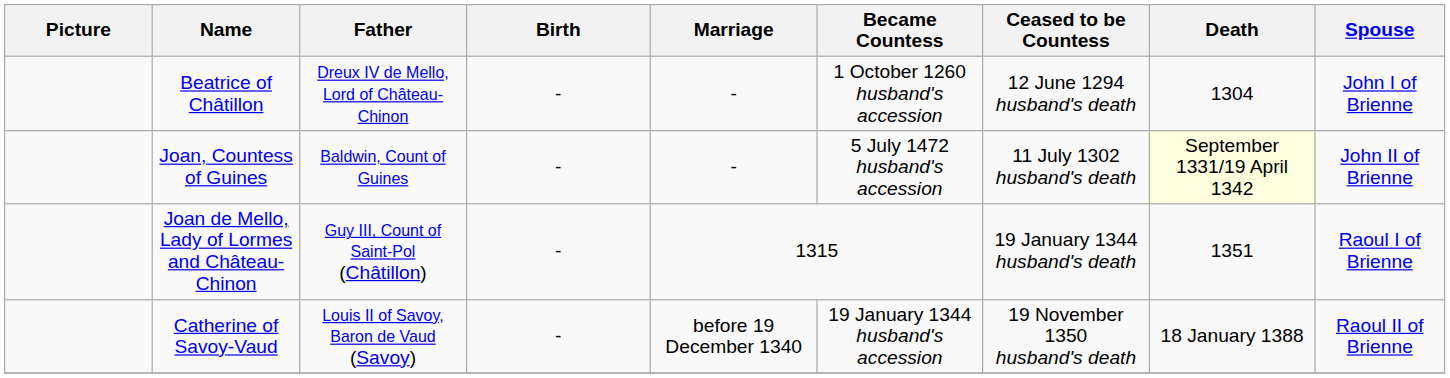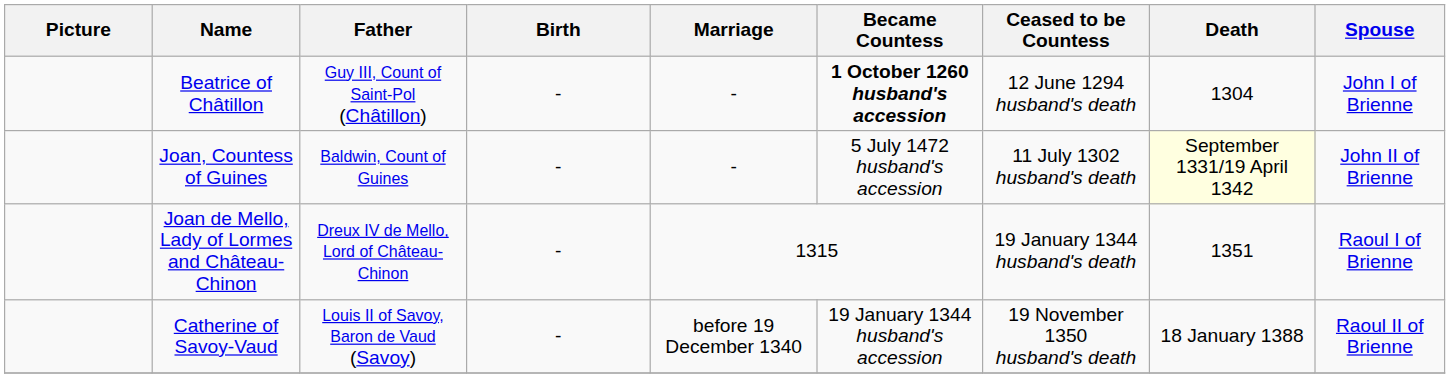(383, 94) Dreux IV de Mello, Lord of Château-Chinon -> (383, 94) Guy III, Count of Saint-Pol (Châtillon)
(900, 93) normal -> (900, 93) bold
(383, 252) Guy III, Count of Saint-Pol (Châtillon) -> (383, 252) Dreux IV de Mello, Lord of Château-Chinon
